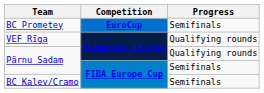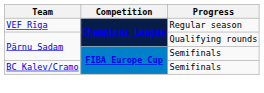- row: (35, 25)
(213, 39) Qualifying rounds -> (206, 25) Regular season
